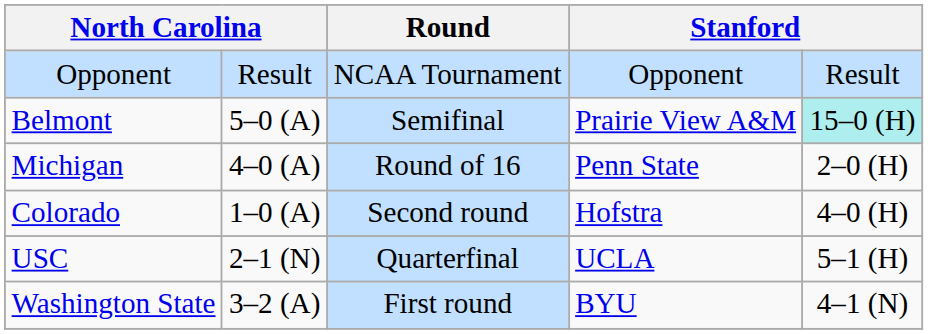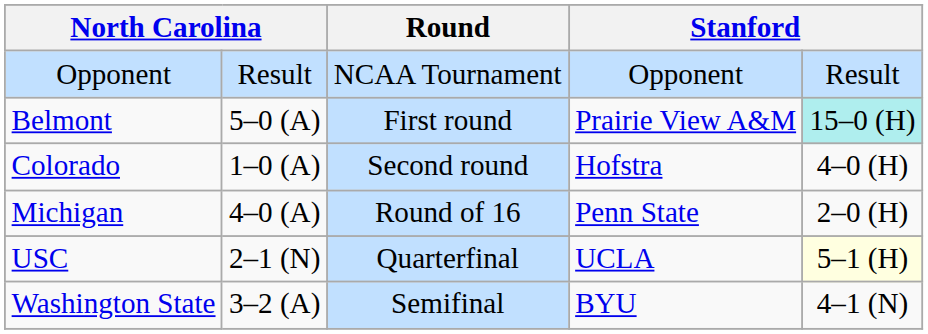(448, 119) Semifinal -> (448, 119) First round
rows swapped: (66, 212) <-> (67, 166)
(862, 258) no background -> (862, 258) lightyellow background
(448, 304) First round -> (448, 304) Semifinal
